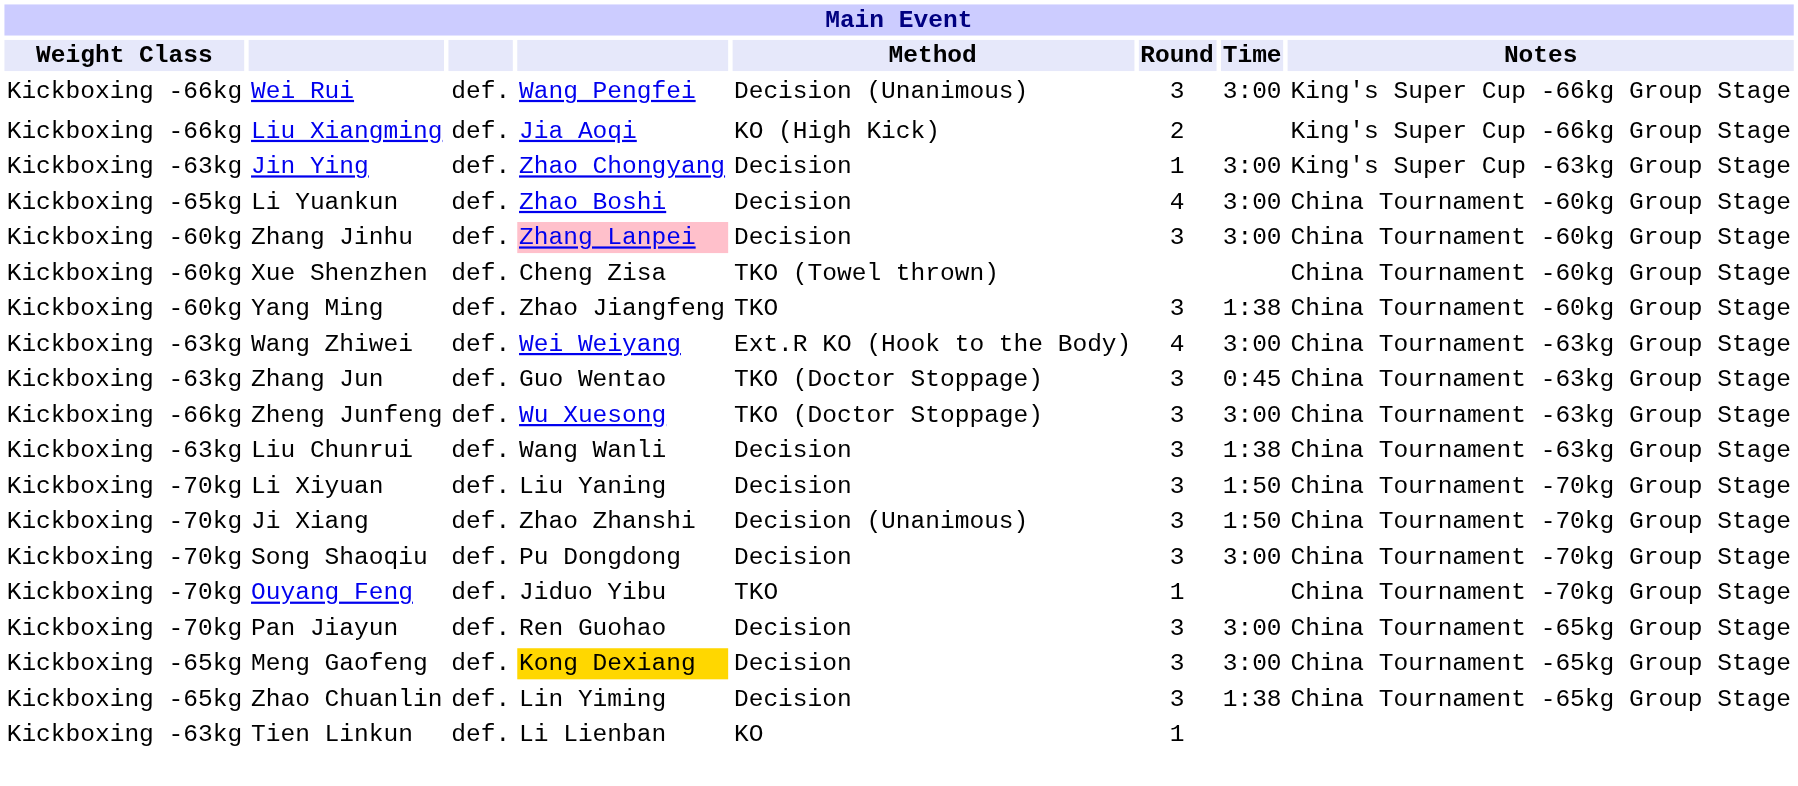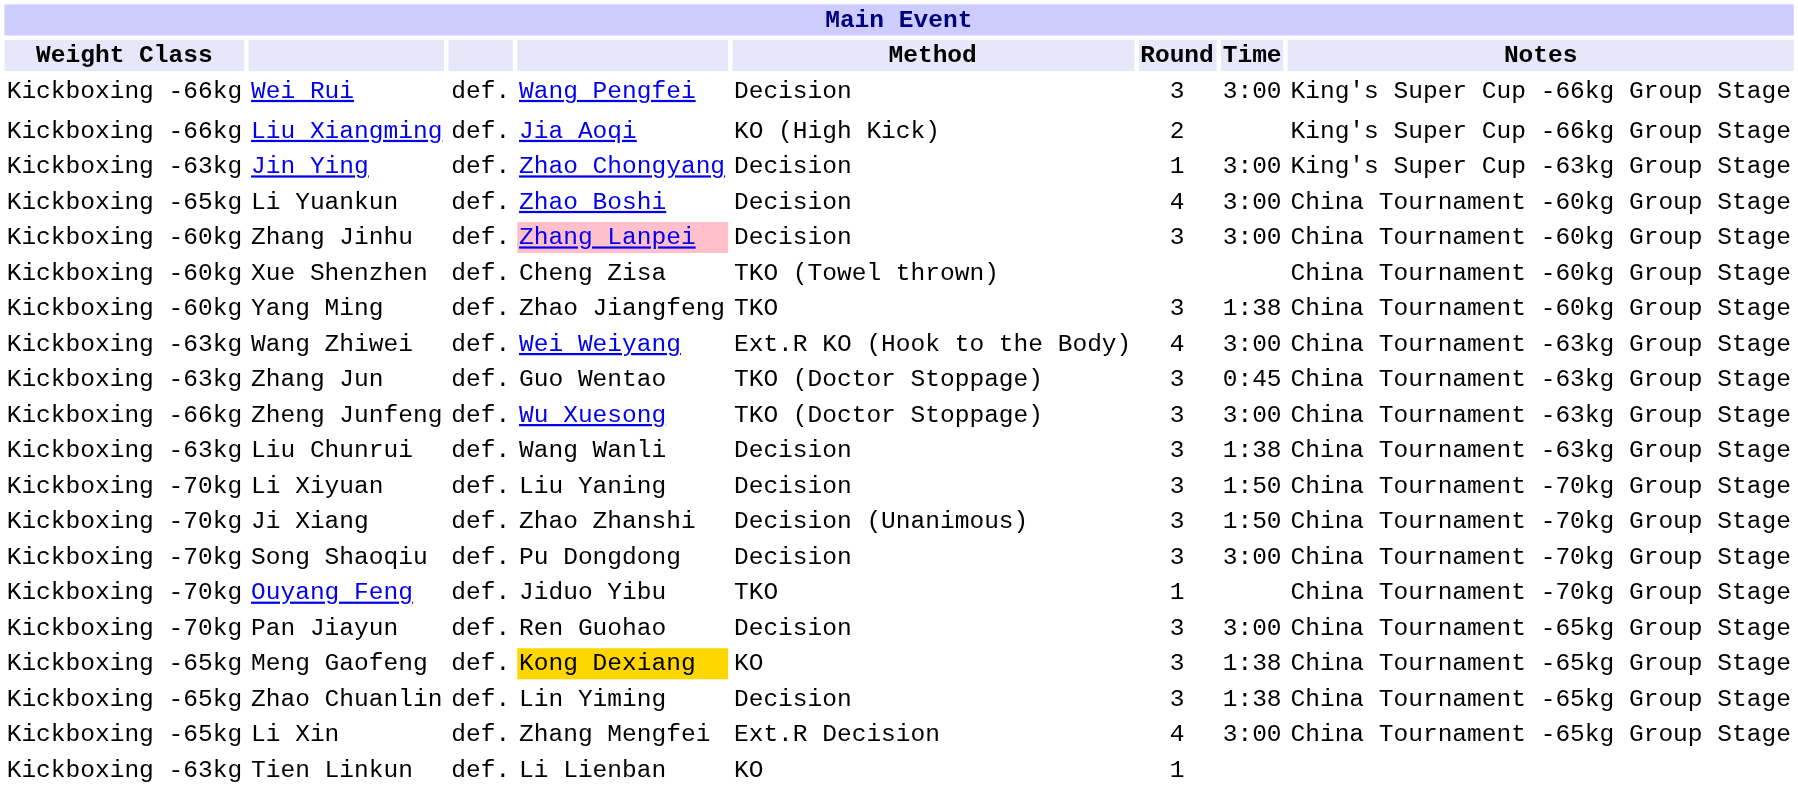(881, 91) Decision (Unanimous) -> (793, 91) Decision
(793, 664) Decision -> (749, 664) KO
(1252, 664) 3:00 -> (1252, 664) 1:38
+ row: (295, 735)
